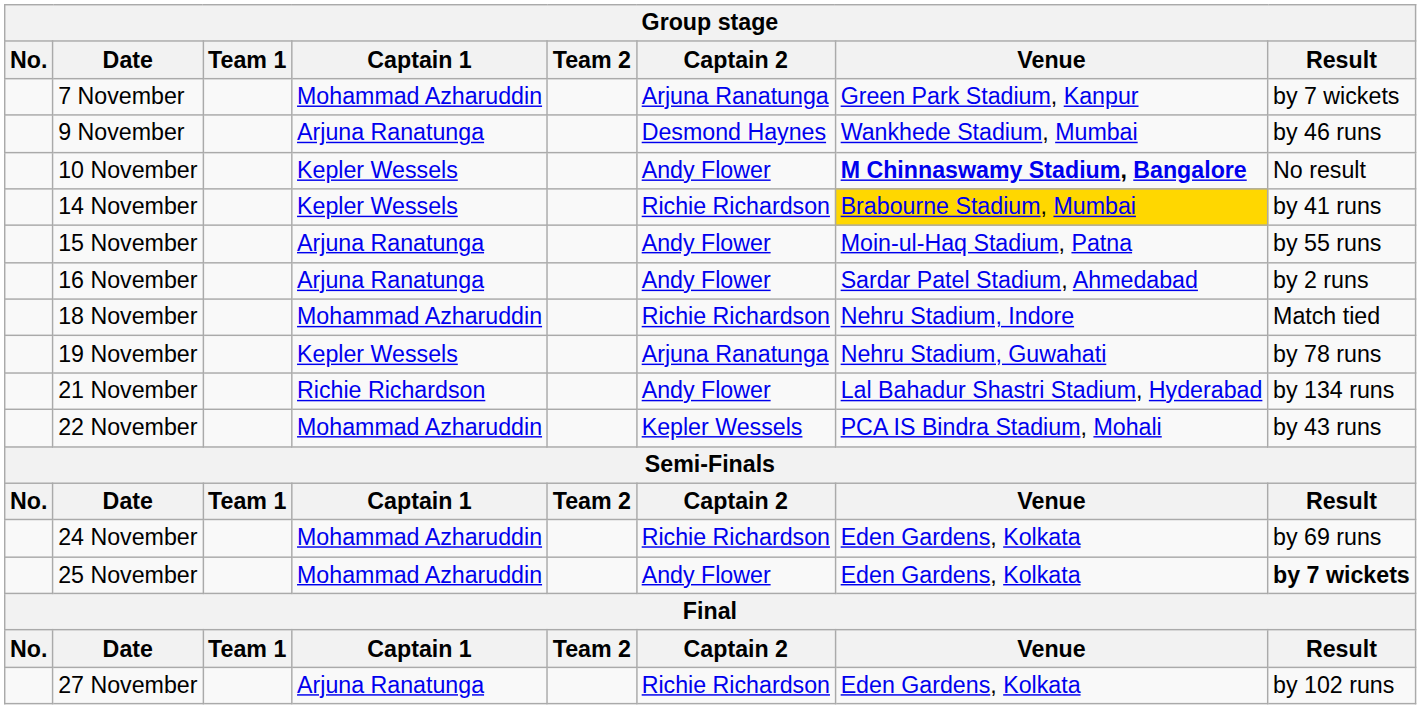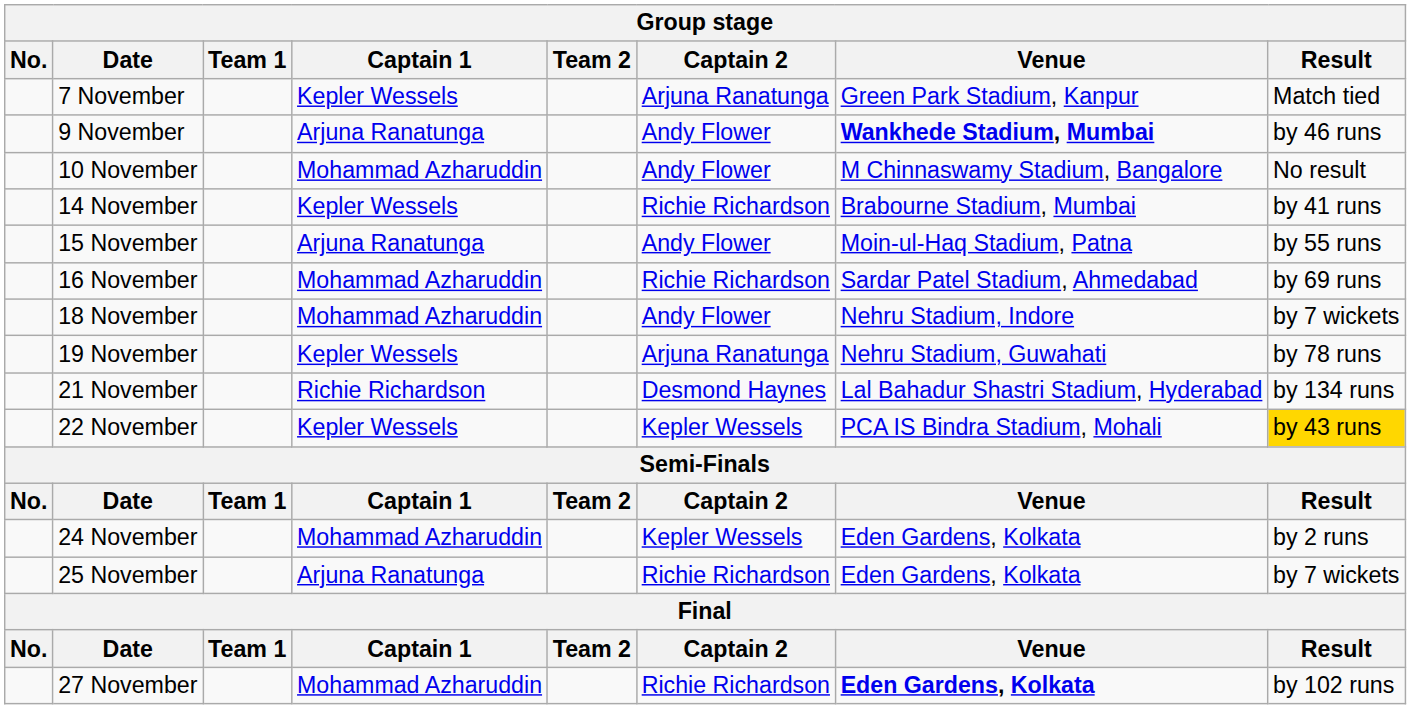(420, 96) Mohammad Azharuddin -> (377, 96) Kepler Wessels
(1336, 96) by 7 wickets -> (1327, 96) Match tied
(734, 133) Desmond Haynes -> (706, 133) Andy Flower
(989, 133) normal -> (997, 133) bold
(377, 170) Kepler Wessels -> (420, 170) Mohammad Azharuddin
(1044, 170) bold -> (1032, 170) normal
(988, 206) gold background -> (988, 206) no background
(391, 280) Arjuna Ranatunga -> (420, 280) Mohammad Azharuddin
(706, 280) Andy Flower -> (736, 280) Richie Richardson
(1321, 280) by 2 runs -> (1327, 280) by 69 runs
(736, 317) Richie Richardson -> (706, 317) Andy Flower
(1327, 317) Match tied -> (1336, 317) by 7 wickets
(706, 390) Andy Flower -> (734, 390) Desmond Haynes
(420, 427) Mohammad Azharuddin -> (377, 427) Kepler Wessels
(1327, 427) no background -> (1327, 427) gold background
(736, 538) Richie Richardson -> (722, 538) Kepler Wessels
(1327, 538) by 69 runs -> (1321, 538) by 2 runs
(420, 574) Mohammad Azharuddin -> (391, 574) Arjuna Ranatunga
(706, 574) Andy Flower -> (736, 574) Richie Richardson
(1341, 574) bold -> (1336, 574) normal
(391, 685) Arjuna Ranatunga -> (420, 685) Mohammad Azharuddin
(961, 685) normal -> (968, 685) bold
